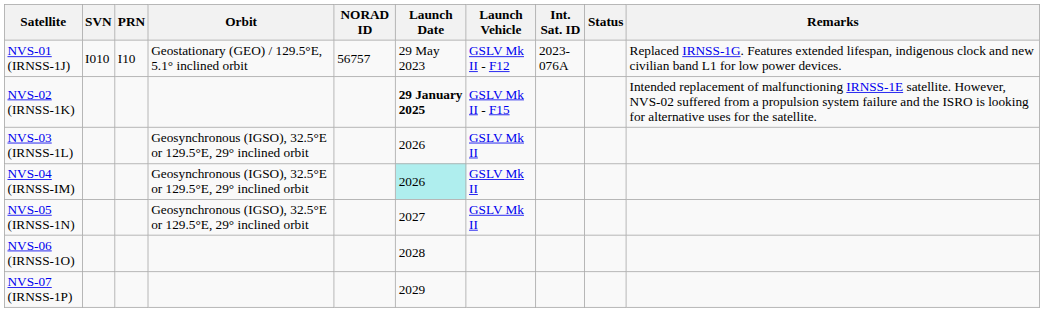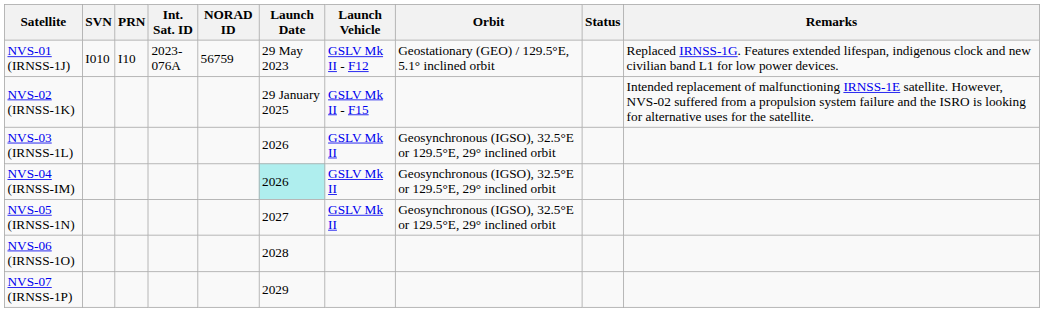columns swapped: (560, 22) <-> (241, 22)
(354, 58) 56757 -> (217, 58) 56759
(431, 101) bold -> (291, 101) normal
